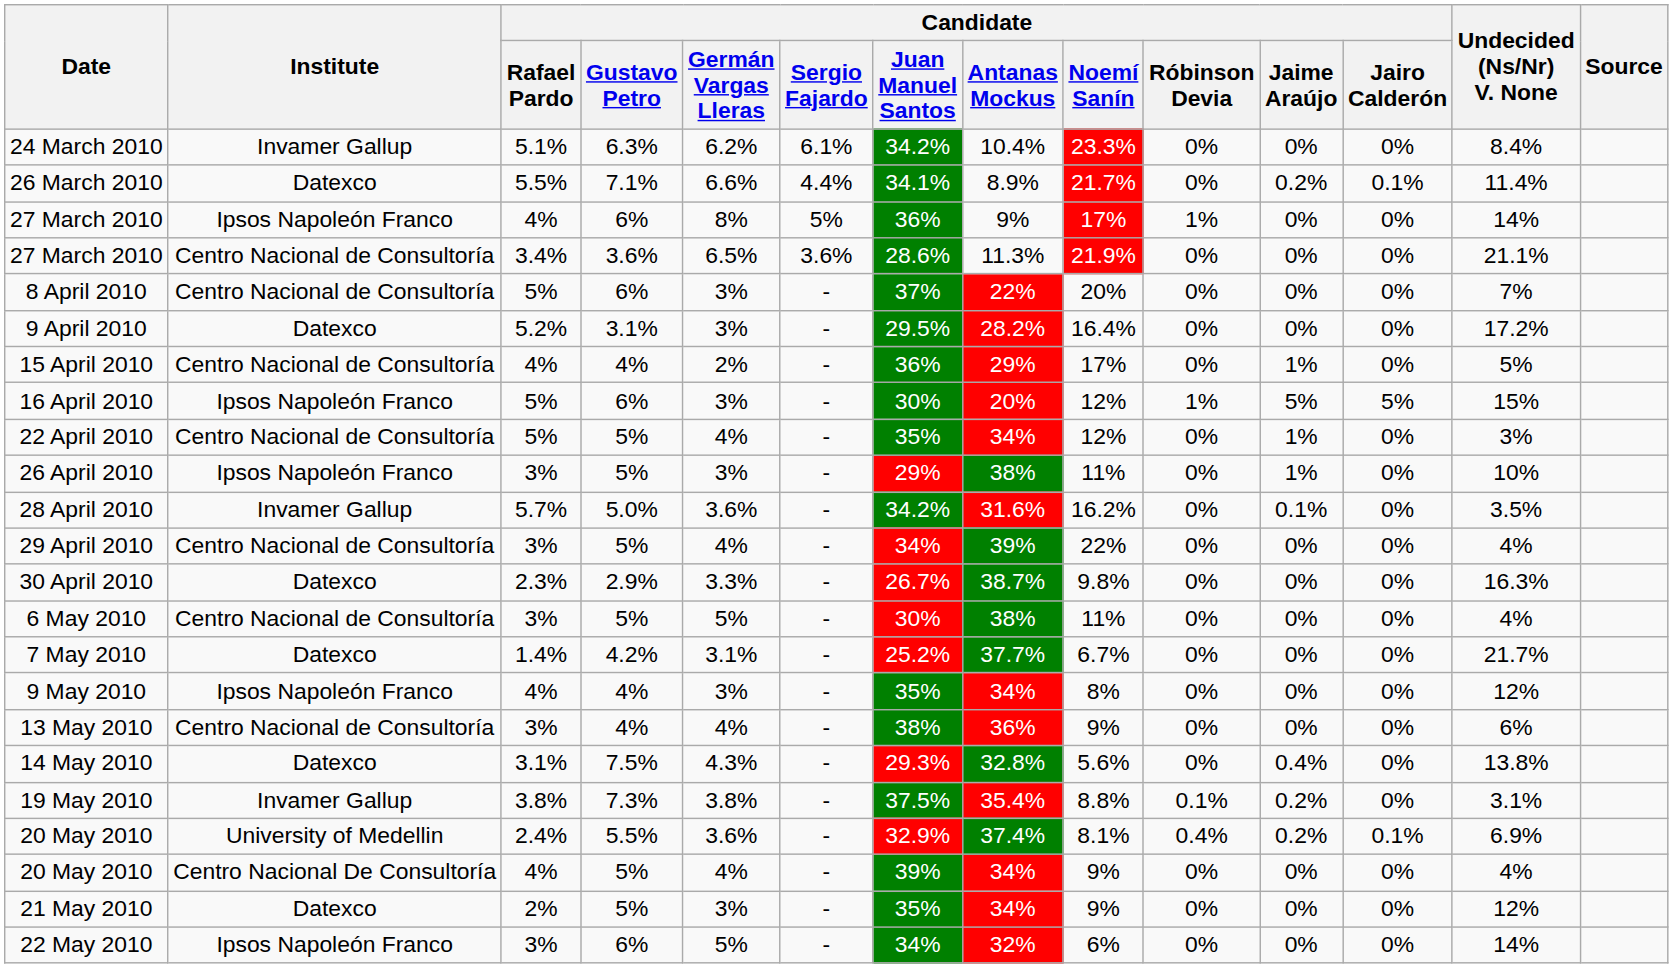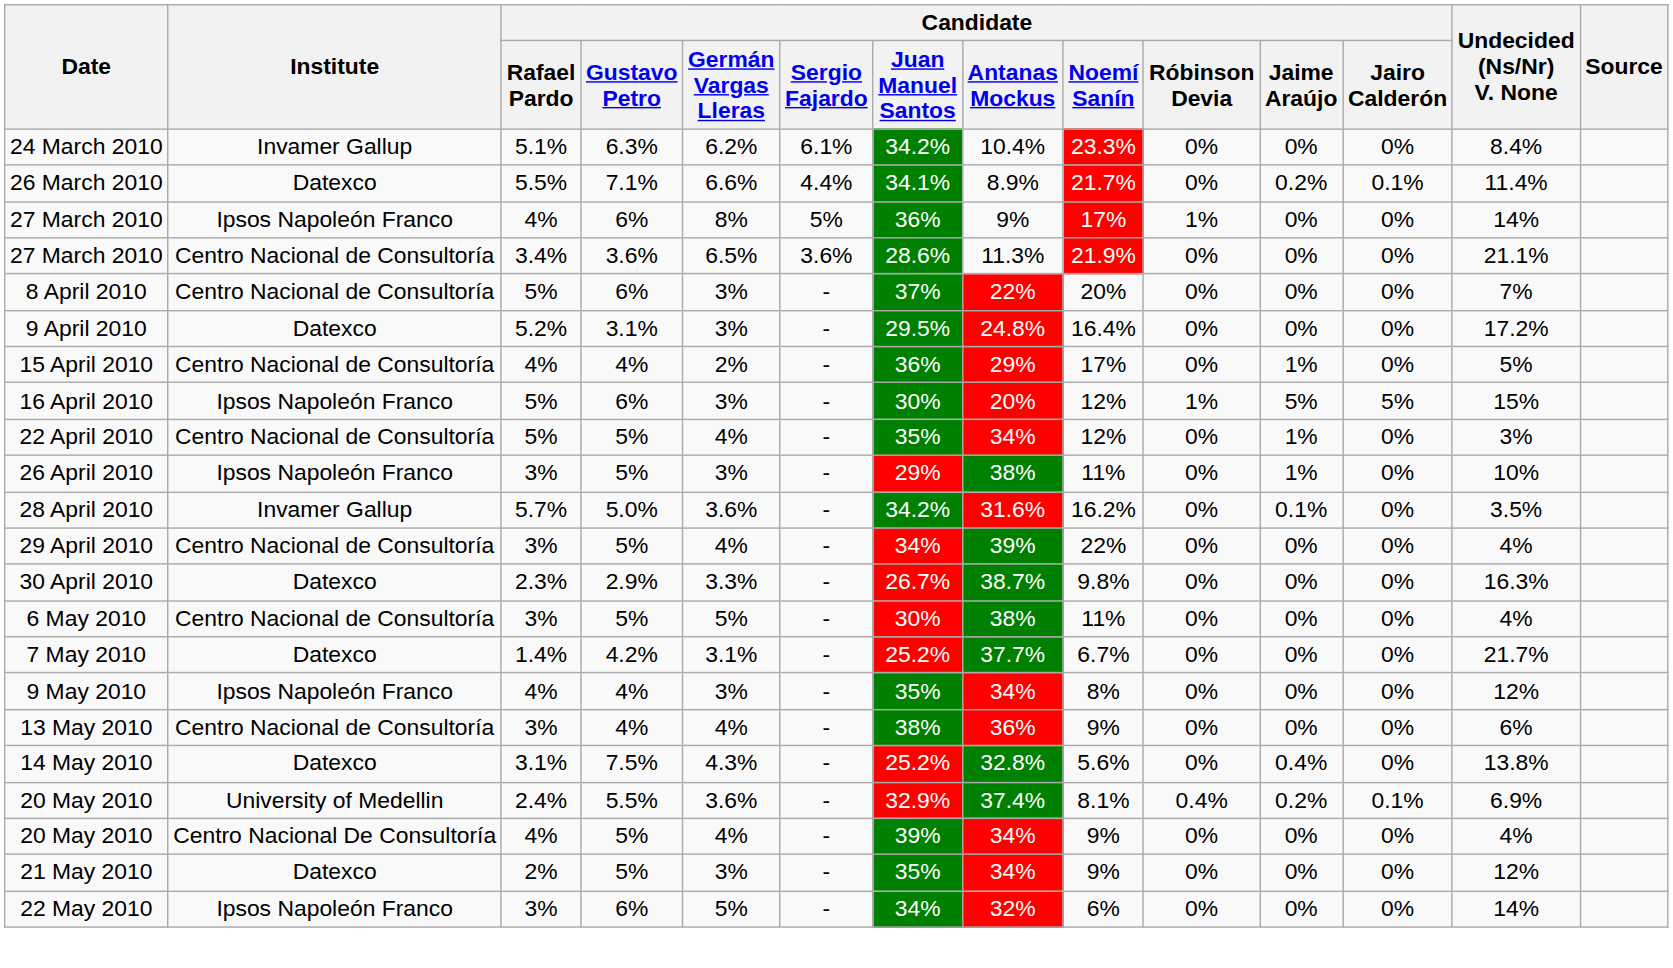(1013, 328) 28.2% -> (1013, 328) 24.8%
(918, 763) 29.3% -> (918, 763) 25.2%
- row: (86, 799)
